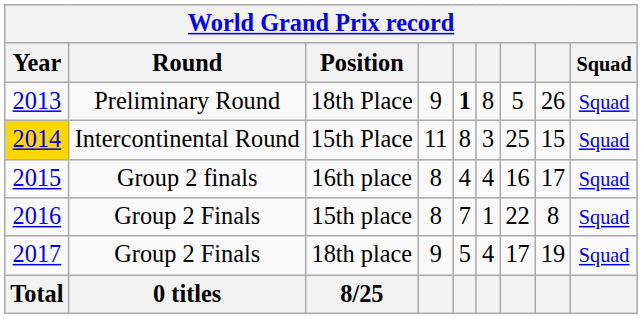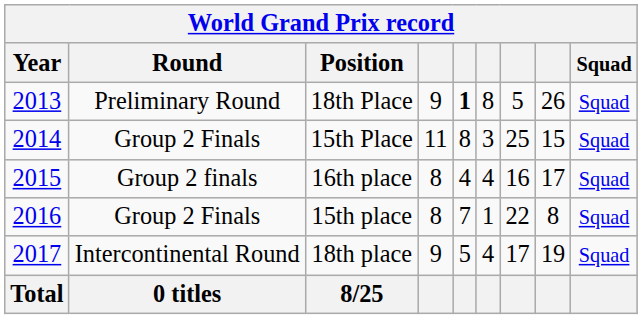(37, 139) gold background -> (37, 139) no background
(187, 139) Intercontinental Round -> (187, 139) Group 2 Finals
(187, 255) Group 2 Finals -> (187, 255) Intercontinental Round
